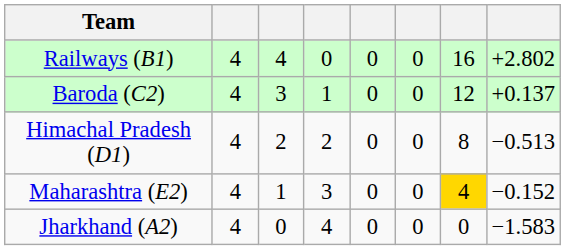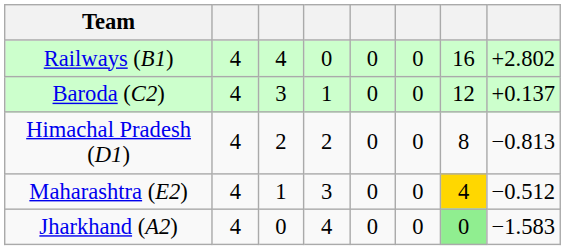(523, 142) −0.513 -> (523, 142) −0.813
(523, 190) −0.152 -> (523, 190) −0.512
(464, 226) no background -> (464, 226) lightgreen background
